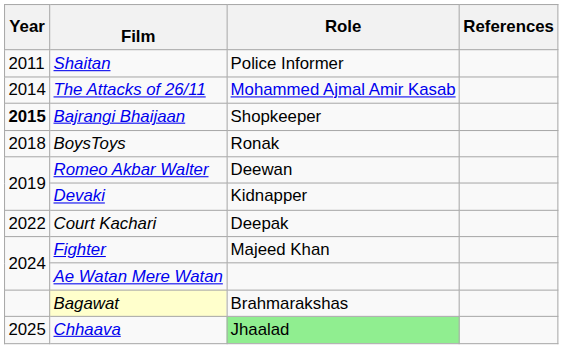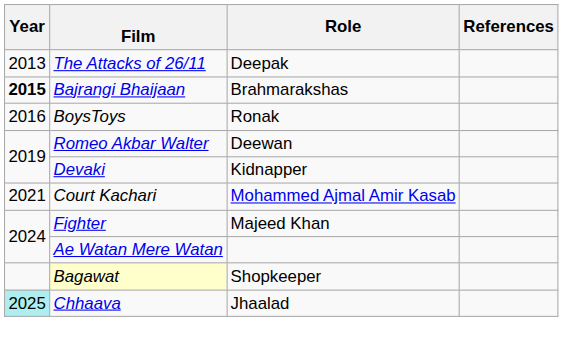- row: (82, 63)
(27, 90) 2014 -> (27, 63) 2013
(343, 90) Mohammed Ajmal Amir Kasab -> (260, 63) Deepak
(276, 116) Shopkeeper -> (289, 90) Brahmarakshas
(27, 143) 2018 -> (27, 116) 2016
(27, 223) 2022 -> (27, 196) 2021
(260, 223) Deepak -> (343, 196) Mohammed Ajmal Amir Kasab
(289, 303) Brahmarakshas -> (276, 276) Shopkeeper
(27, 329) no background -> (27, 303) paleturquoise background
(260, 329) lightgreen background -> (260, 303) no background
